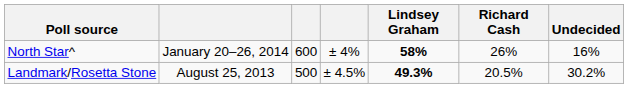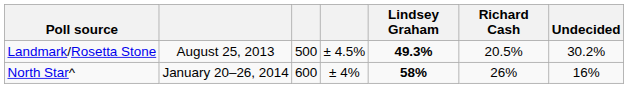rows swapped: (82, 72) <-> (41, 51)
